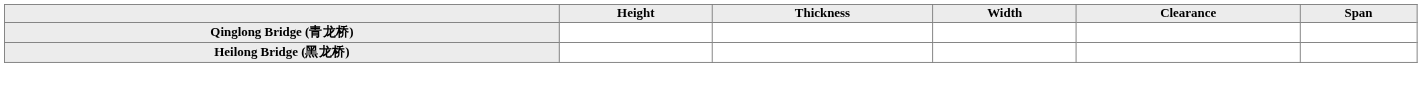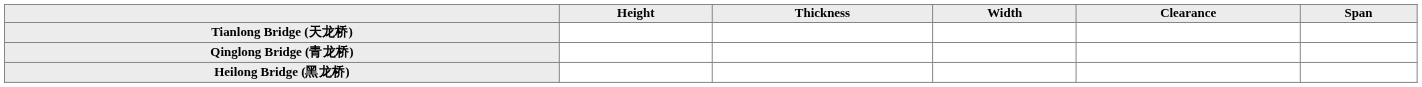+ row: (282, 32)
